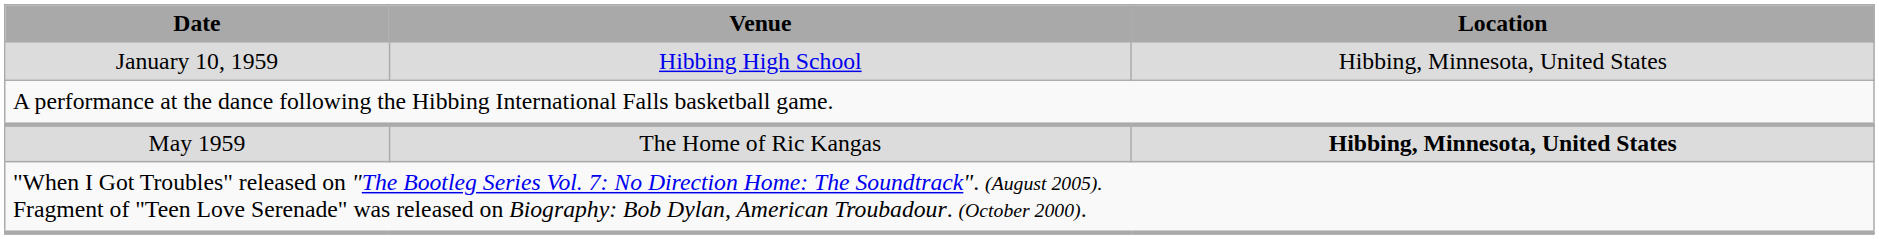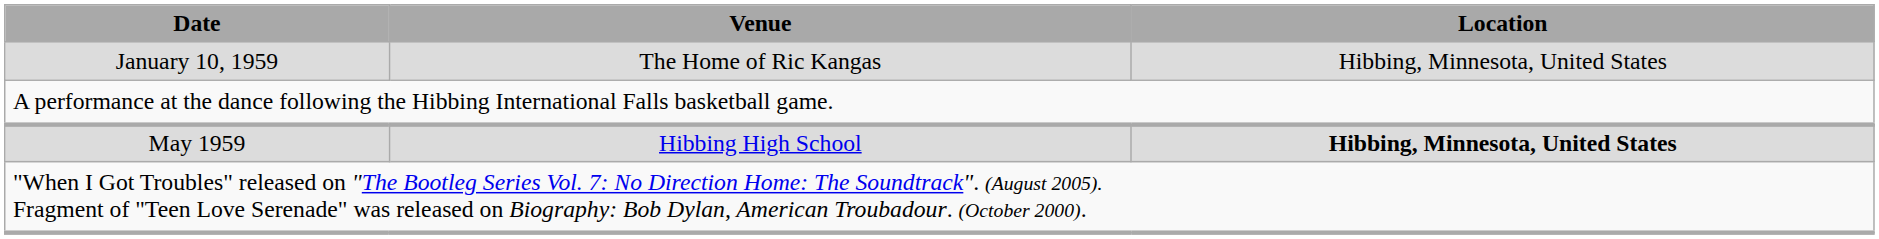(760, 60) Hibbing High School -> (760, 60) The Home of Ric Kangas
(760, 142) The Home of Ric Kangas -> (760, 142) Hibbing High School
